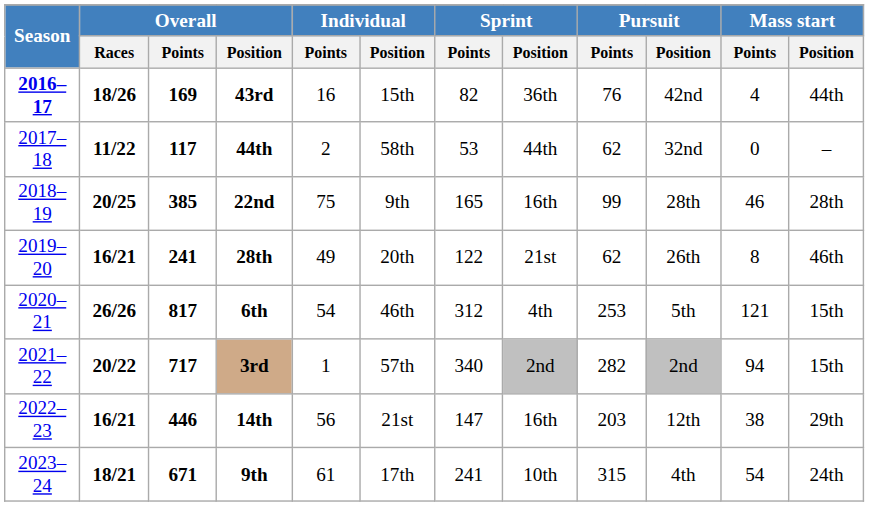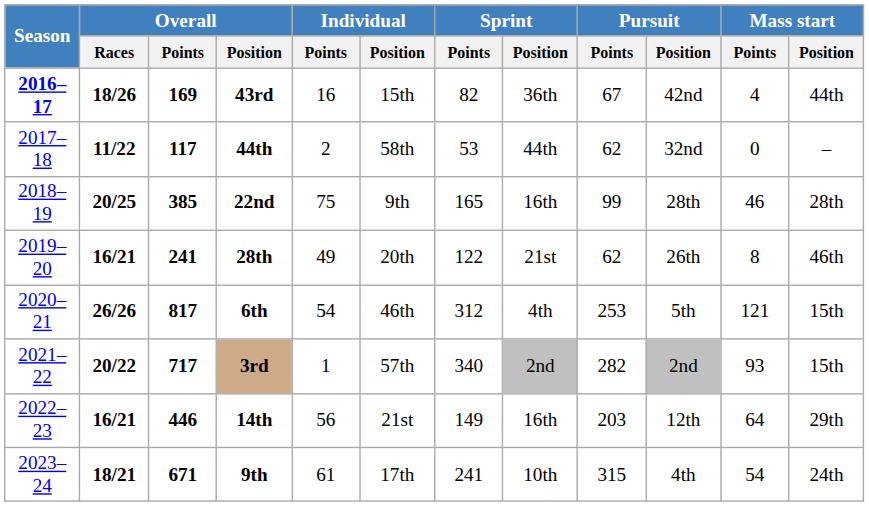(612, 94) 76 -> (612, 94) 67
(755, 365) 94 -> (755, 365) 93
(469, 419) 147 -> (469, 419) 149
(755, 419) 38 -> (755, 419) 64
